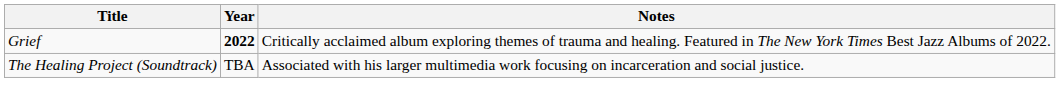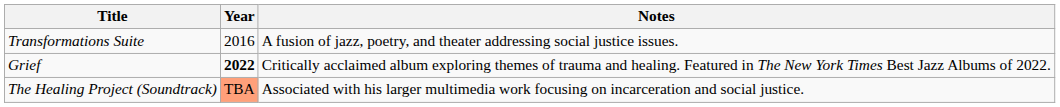+ row: (76, 41)
(239, 65) no background -> (239, 89) lightsalmon background
